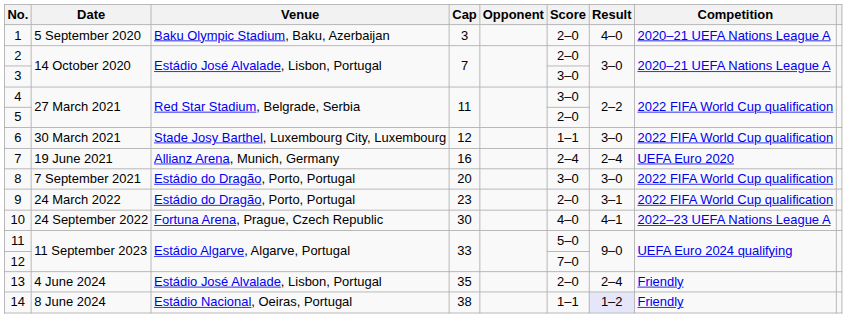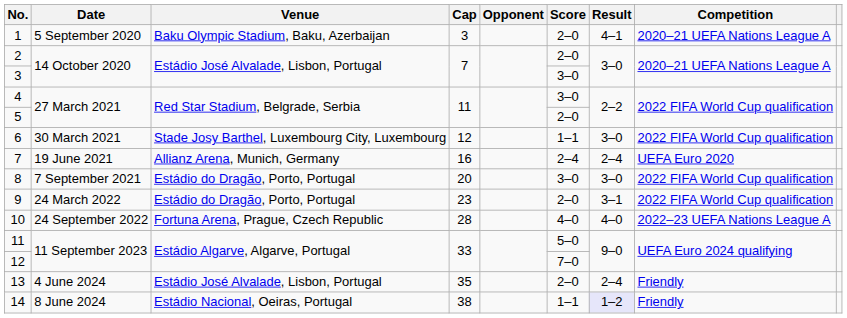(612, 35) 4–0 -> (612, 35) 4–1
(465, 220) 30 -> (465, 220) 28
(612, 220) 4–1 -> (612, 220) 4–0
